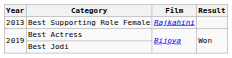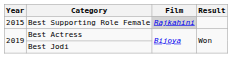(15, 23) 2013 -> (15, 23) 2015
(174, 23) no background -> (174, 23) lightgrey background
